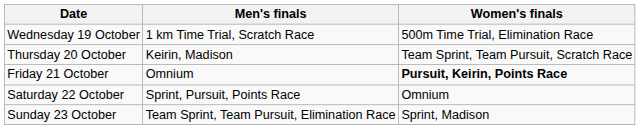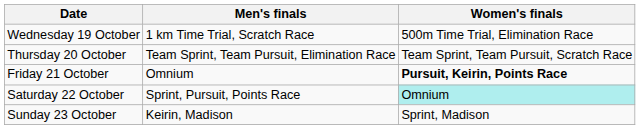(189, 54) Keirin, Madison -> (271, 54) Team Sprint, Team Pursuit, Elimination Race
(425, 94) no background -> (425, 94) paleturquoise background
(271, 114) Team Sprint, Team Pursuit, Elimination Race -> (189, 114) Keirin, Madison
